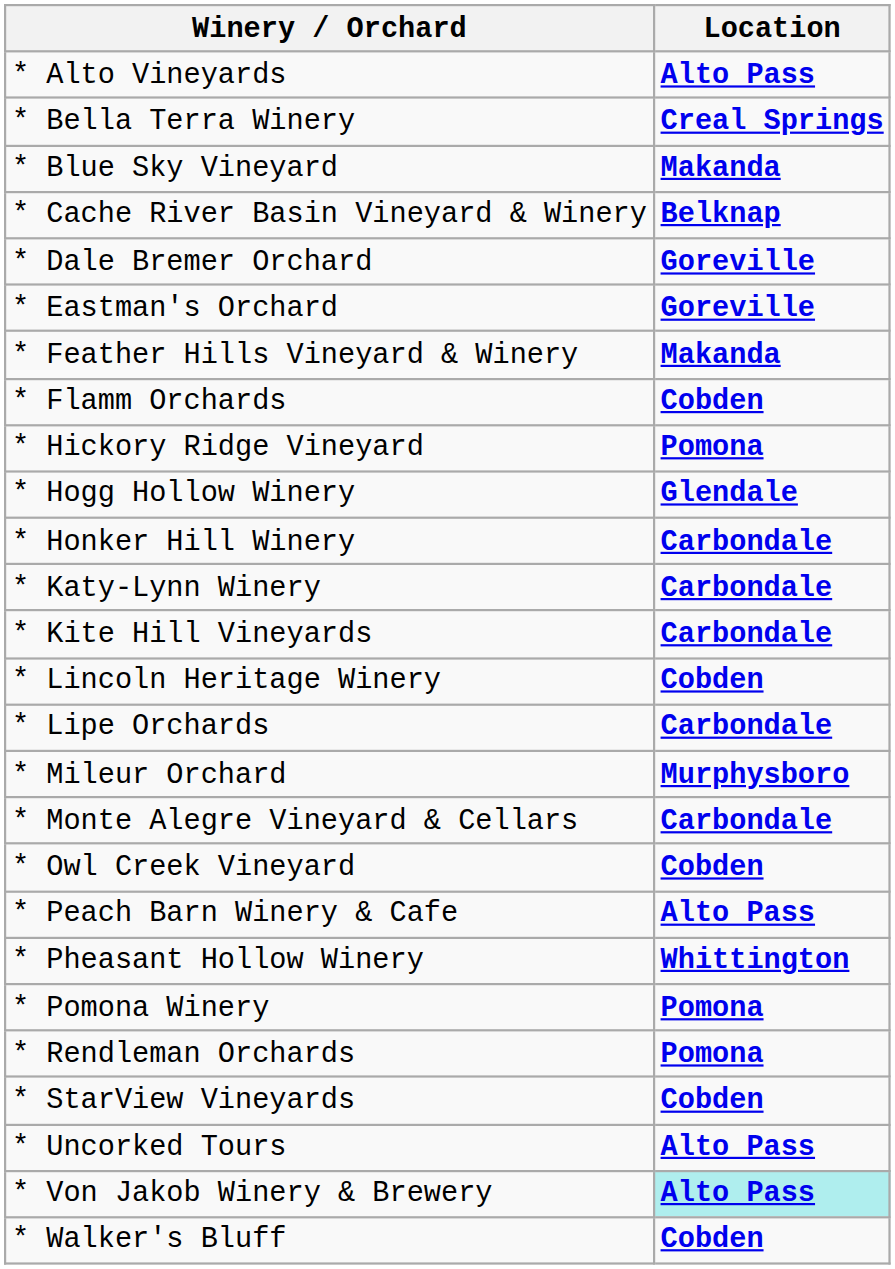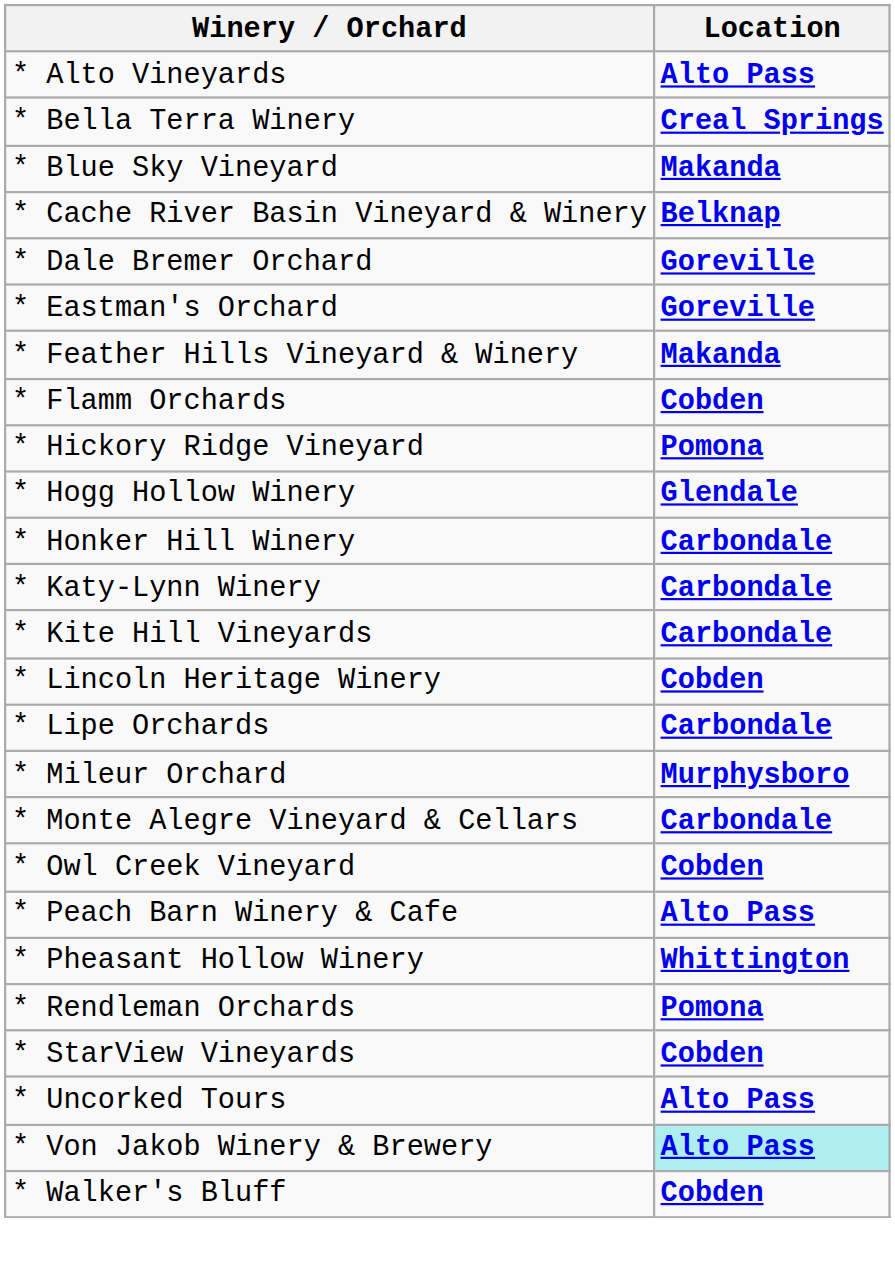- row: (141, 1007)
